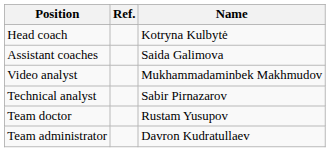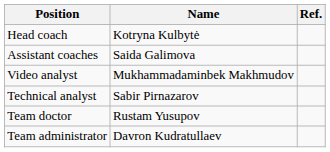columns swapped: (232, 14) <-> (124, 14)
